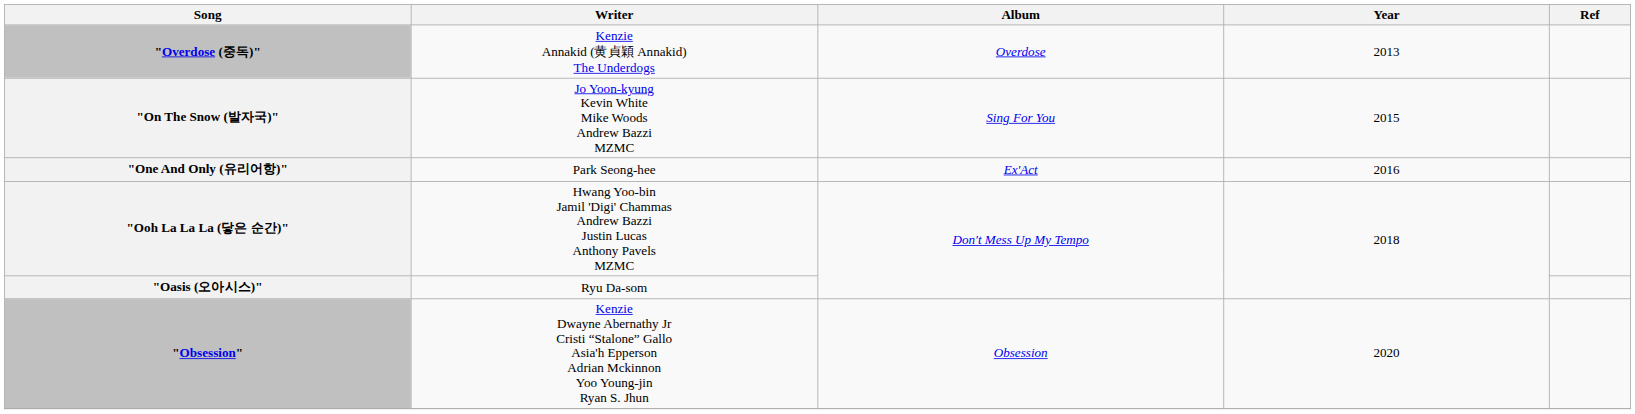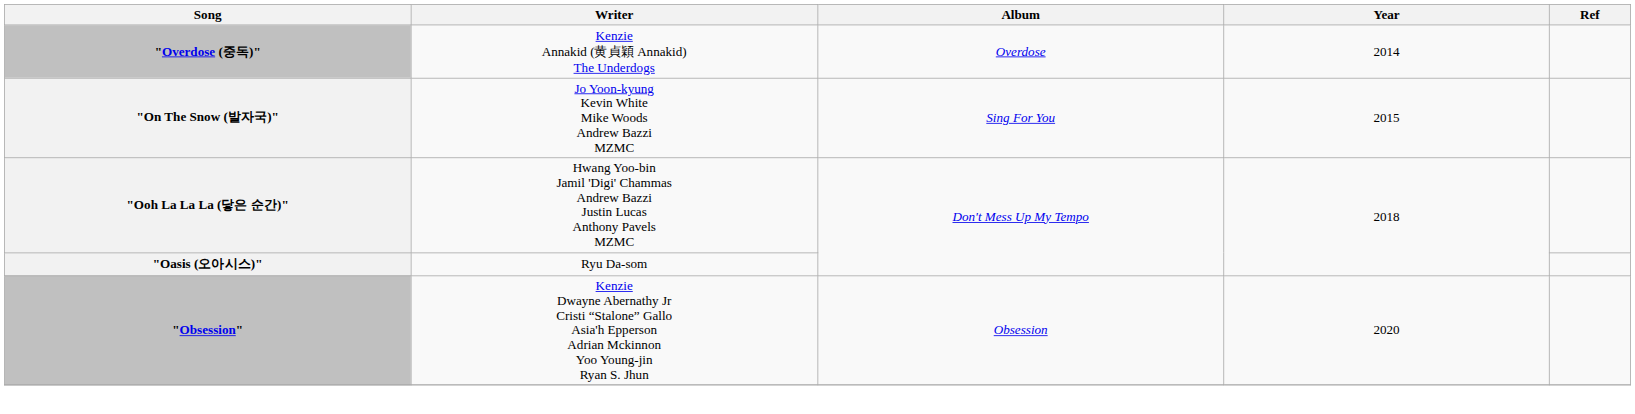(1387, 51) 2013 -> (1387, 51) 2014
- row: (208, 169)
